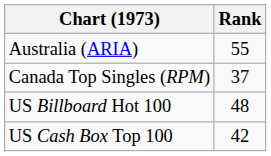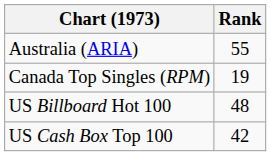(240, 77) 37 -> (240, 77) 19
